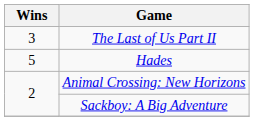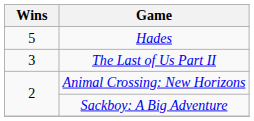rows swapped: (154, 60) <-> (154, 37)
